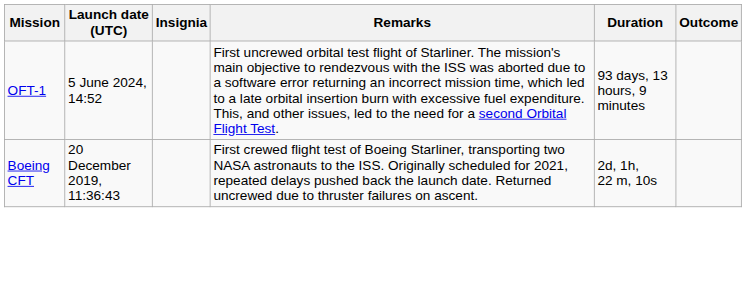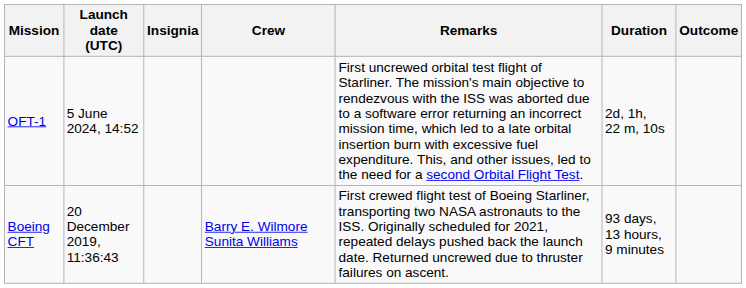+ column: (268, 30)
(633, 90) 93 days, 13 hours, 9 minutes -> (635, 121) 2d, 1h, 22 m, 10s
(627, 173) 2d, 1h, 22 m, 10s -> (635, 234) 93 days, 13 hours, 9 minutes
